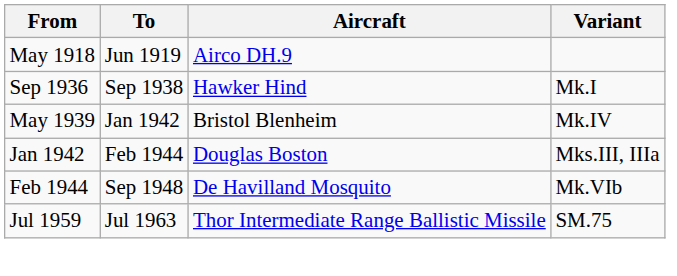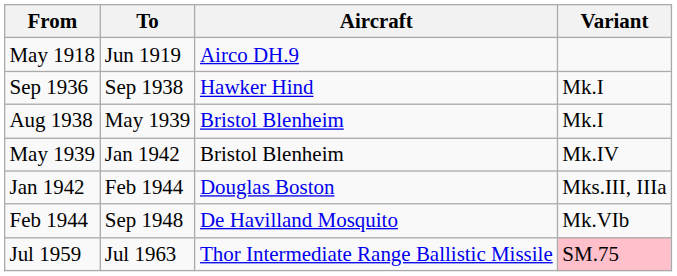+ row: (51, 120)
(584, 220) no background -> (591, 253) pink background
